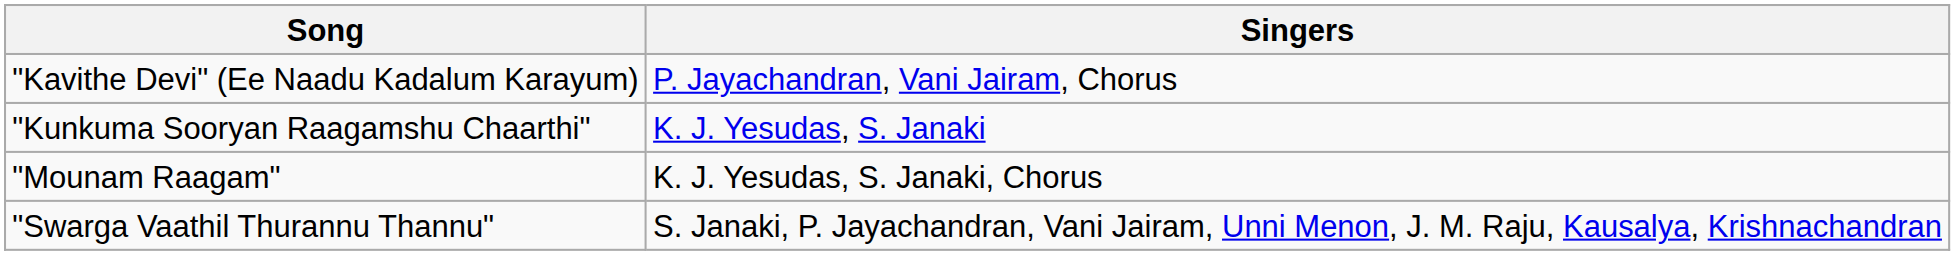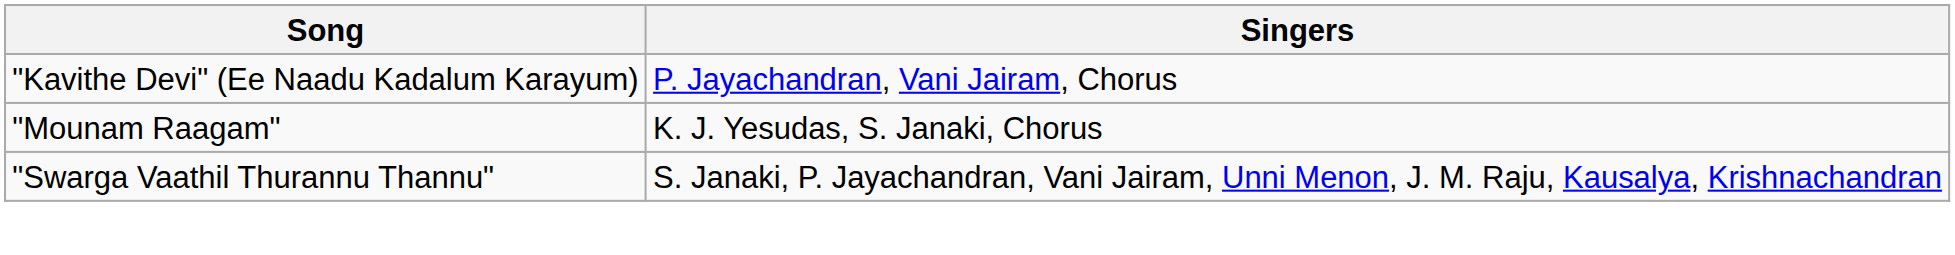- row: (301, 128)
